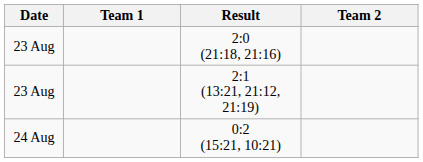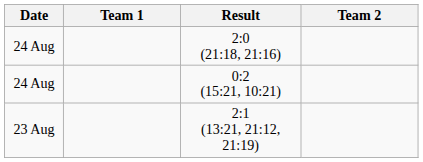(34, 45) 23 Aug -> (34, 45) 24 Aug
rows swapped: (241, 92) <-> (241, 138)
